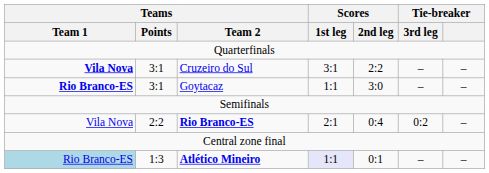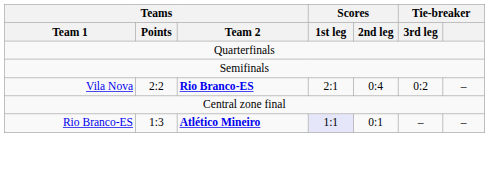- row: (216, 68)
- row: (201, 86)
(98, 159) lightblue background -> (98, 123) no background
